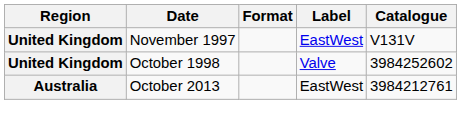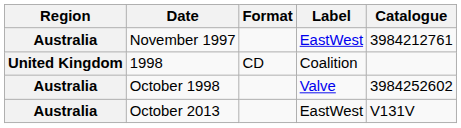(65, 39) United Kingdom -> (65, 39) Australia
(392, 39) V131V -> (411, 39) 3984212761
+ row: (146, 63)
(65, 63) United Kingdom -> (65, 87) Australia
(411, 87) 3984212761 -> (392, 110) V131V
